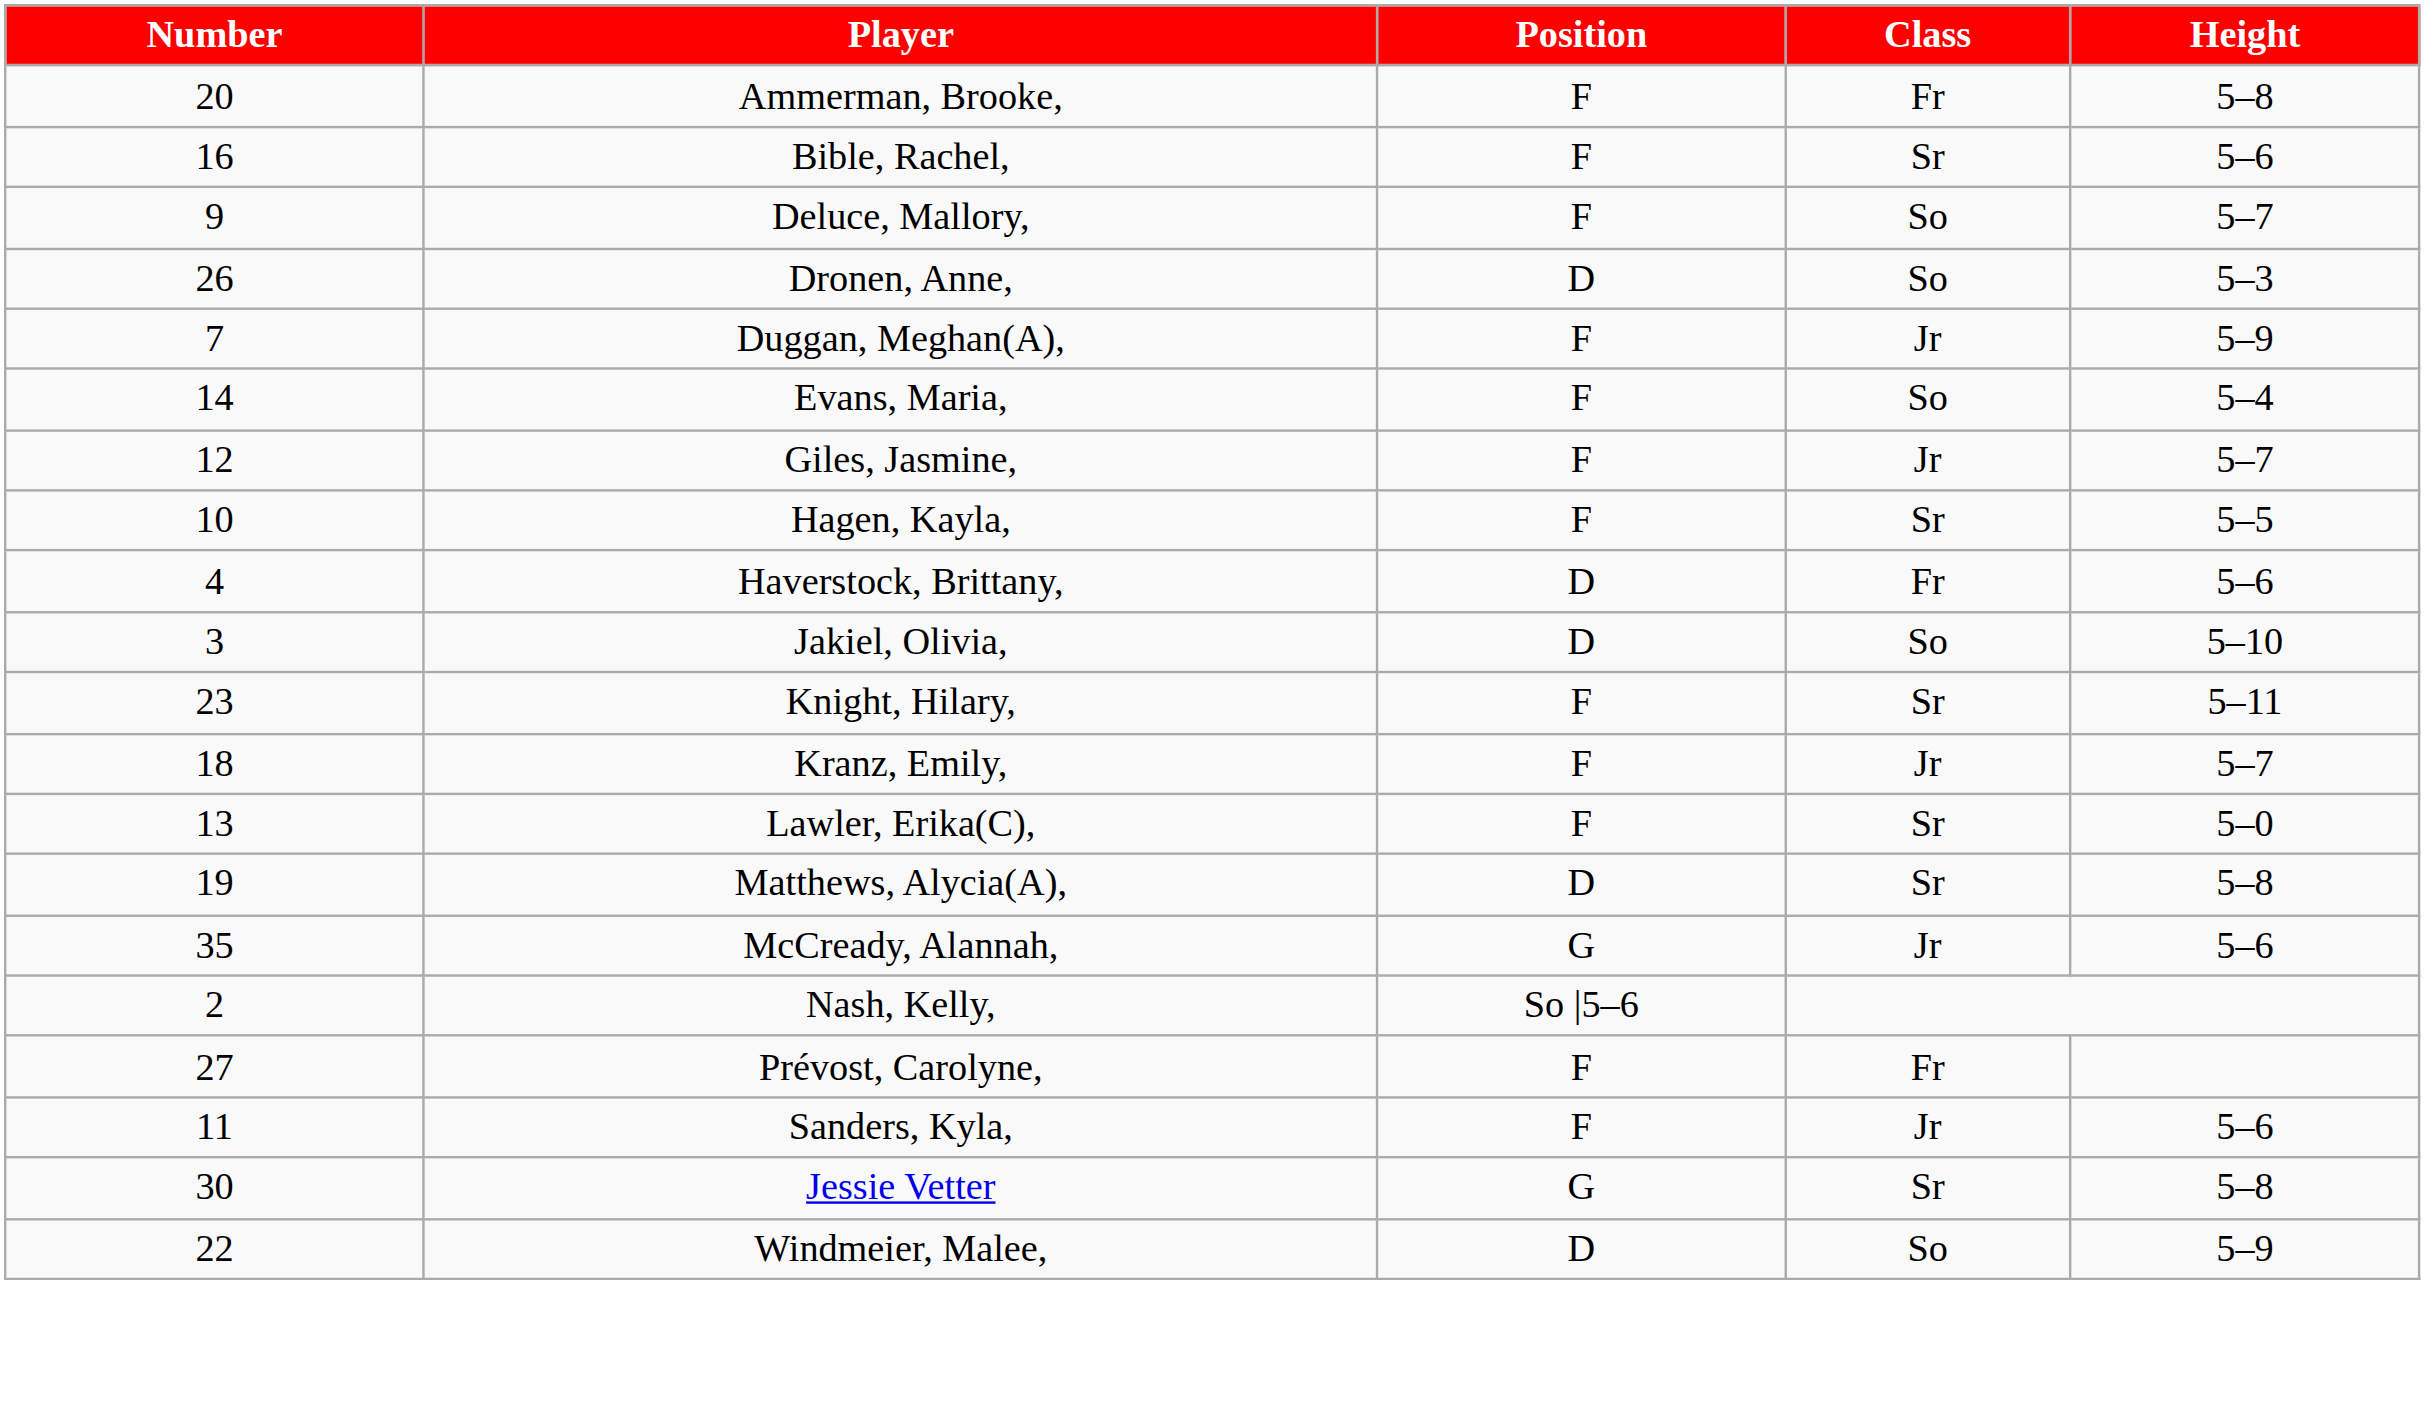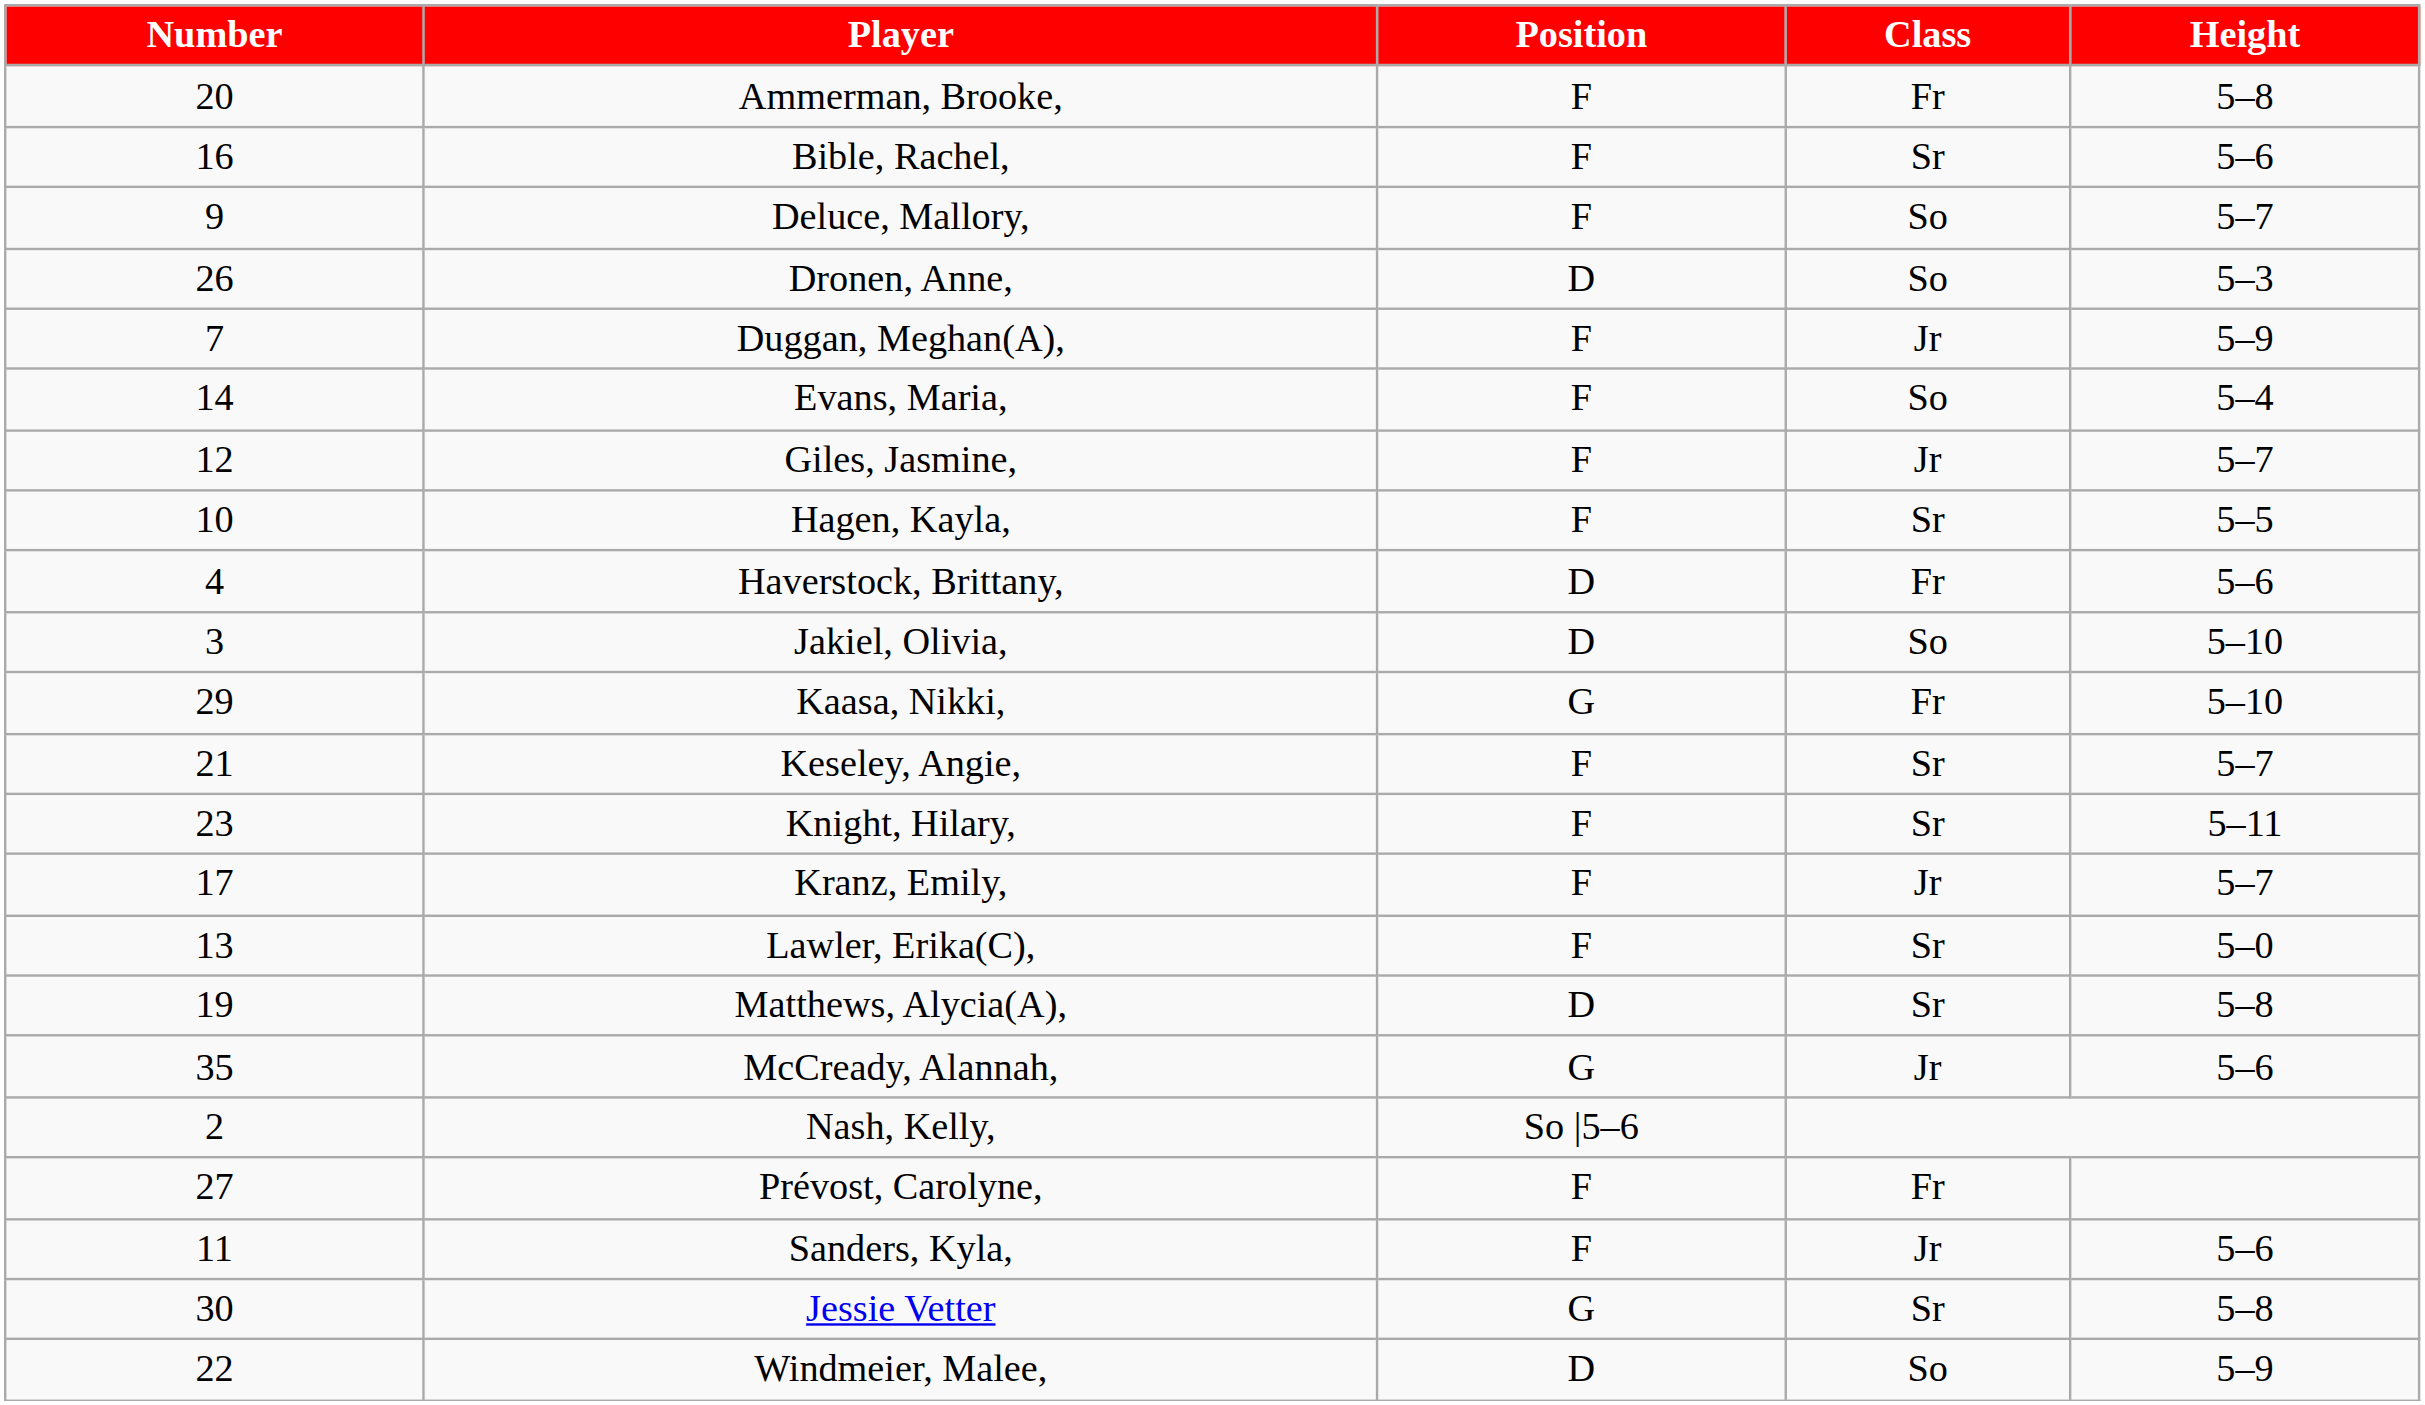+ row: (901, 701)
+ row: (901, 762)
(215, 762) 18 -> (215, 883) 17
